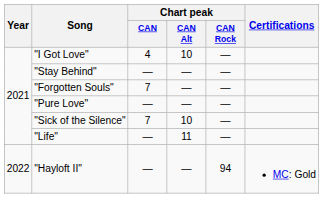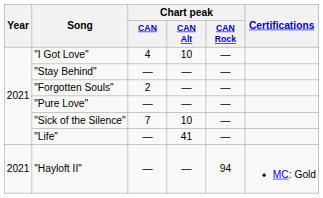(148, 88) 7 -> (148, 88) 2
(186, 136) 11 -> (186, 136) 41
(18, 169) 2022 -> (18, 169) 2021
